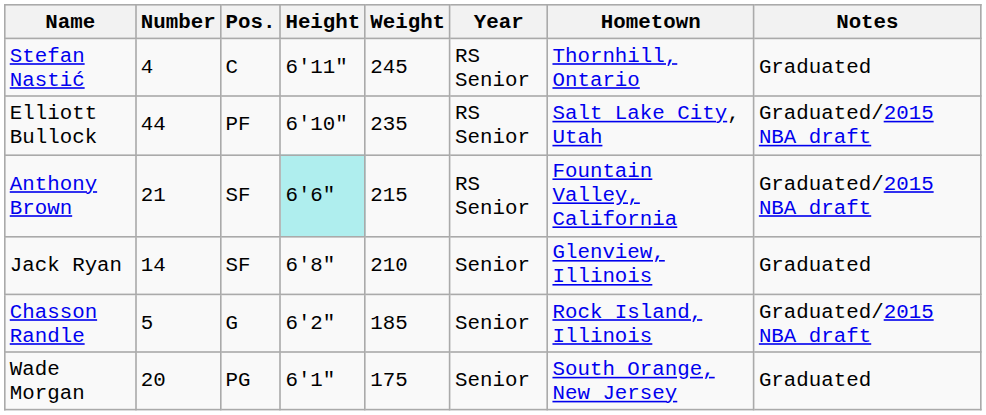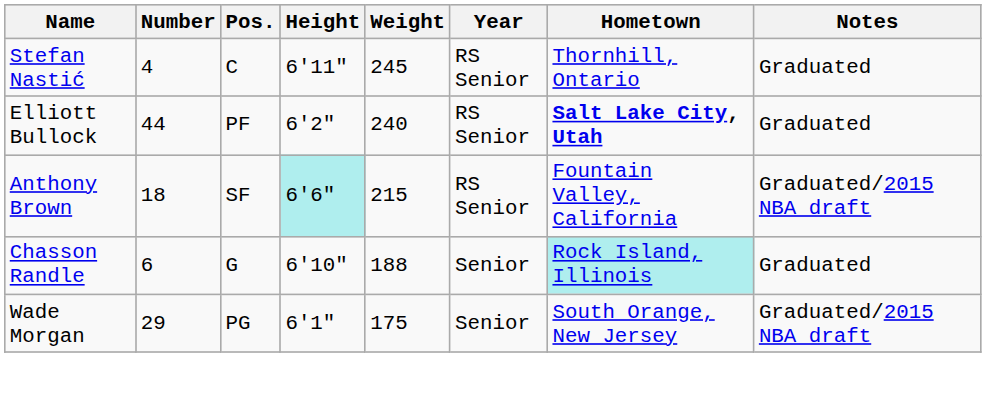(317, 126) 6'10" -> (310, 126) 6'2"
(389, 126) 235 -> (389, 126) 240
(646, 126) normal -> (646, 126) bold
(846, 126) Graduated/2015 NBA draft -> (815, 126) Graduated
(153, 195) 21 -> (153, 195) 18
- row: (66, 265)
(147, 323) 5 -> (147, 265) 6
(310, 323) 6'2" -> (317, 265) 6'10"
(389, 323) 185 -> (389, 265) 188
(627, 323) no background -> (627, 265) paleturquoise background
(846, 323) Graduated/2015 NBA draft -> (815, 265) Graduated
(153, 381) 20 -> (153, 323) 29
(815, 381) Graduated -> (846, 323) Graduated/2015 NBA draft
